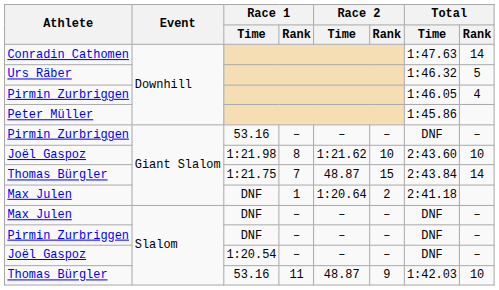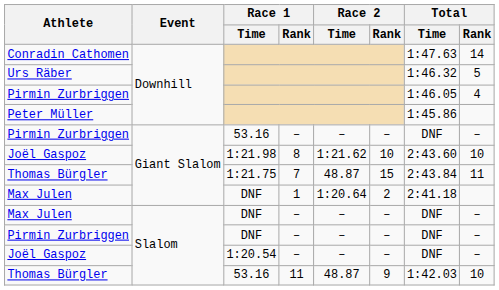(477, 175) 14 -> (477, 175) 11
